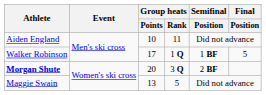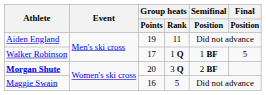(152, 40) 10 -> (152, 40) 19
(152, 83) 13 -> (152, 83) 16
